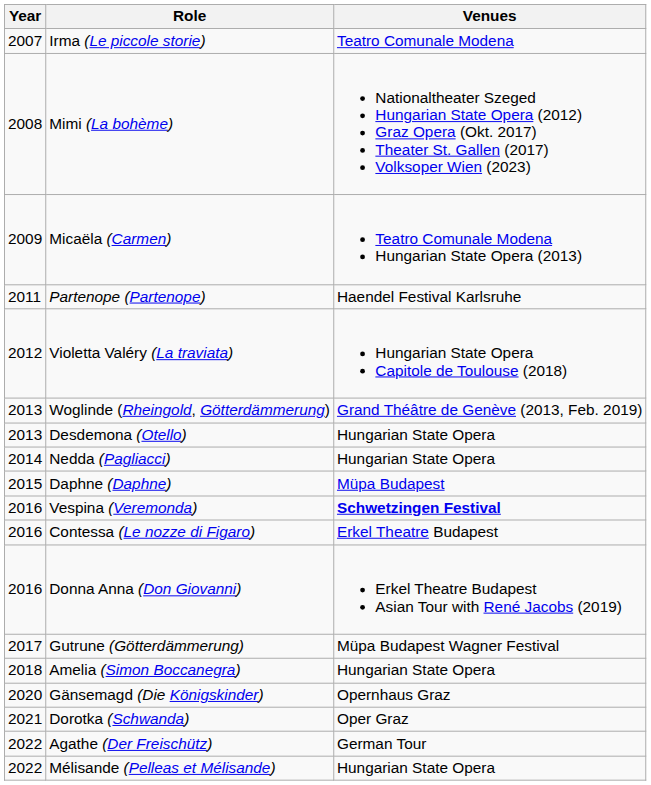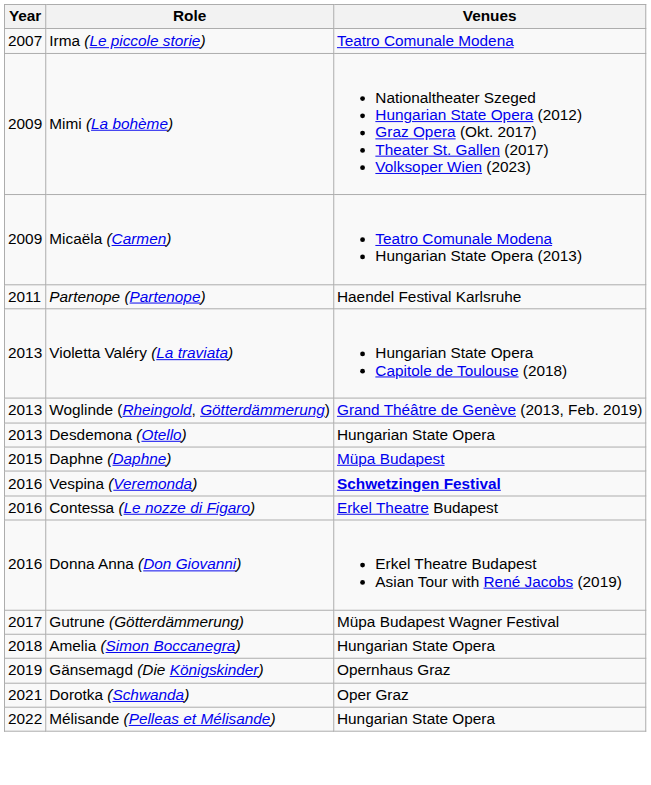(25, 123) 2008 -> (25, 123) 2009
(25, 353) 2012 -> (25, 353) 2013
- row: (110, 459)
(25, 695) 2020 -> (25, 670) 2019
- row: (131, 743)
